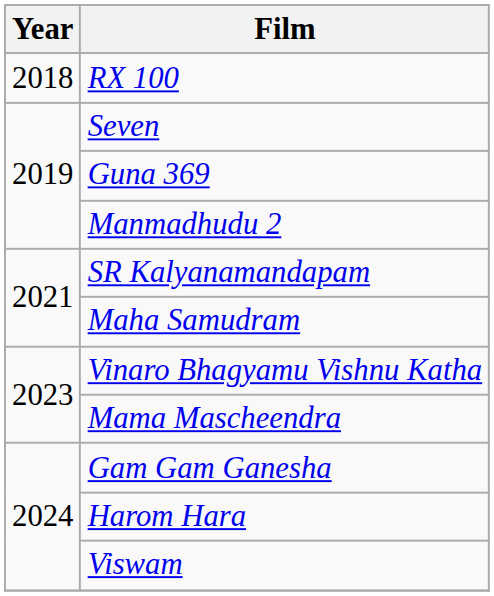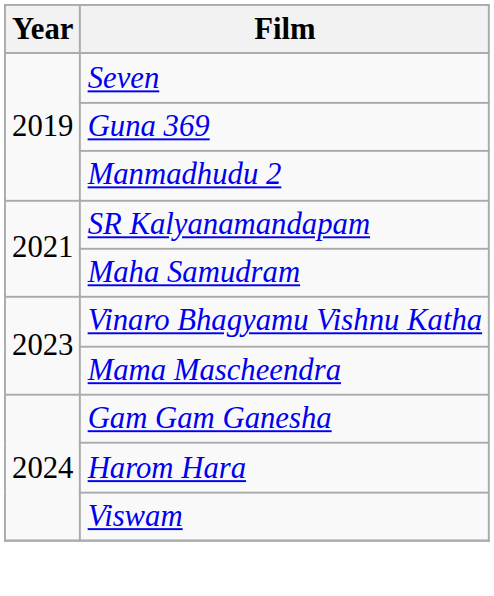- row: (133, 77)
